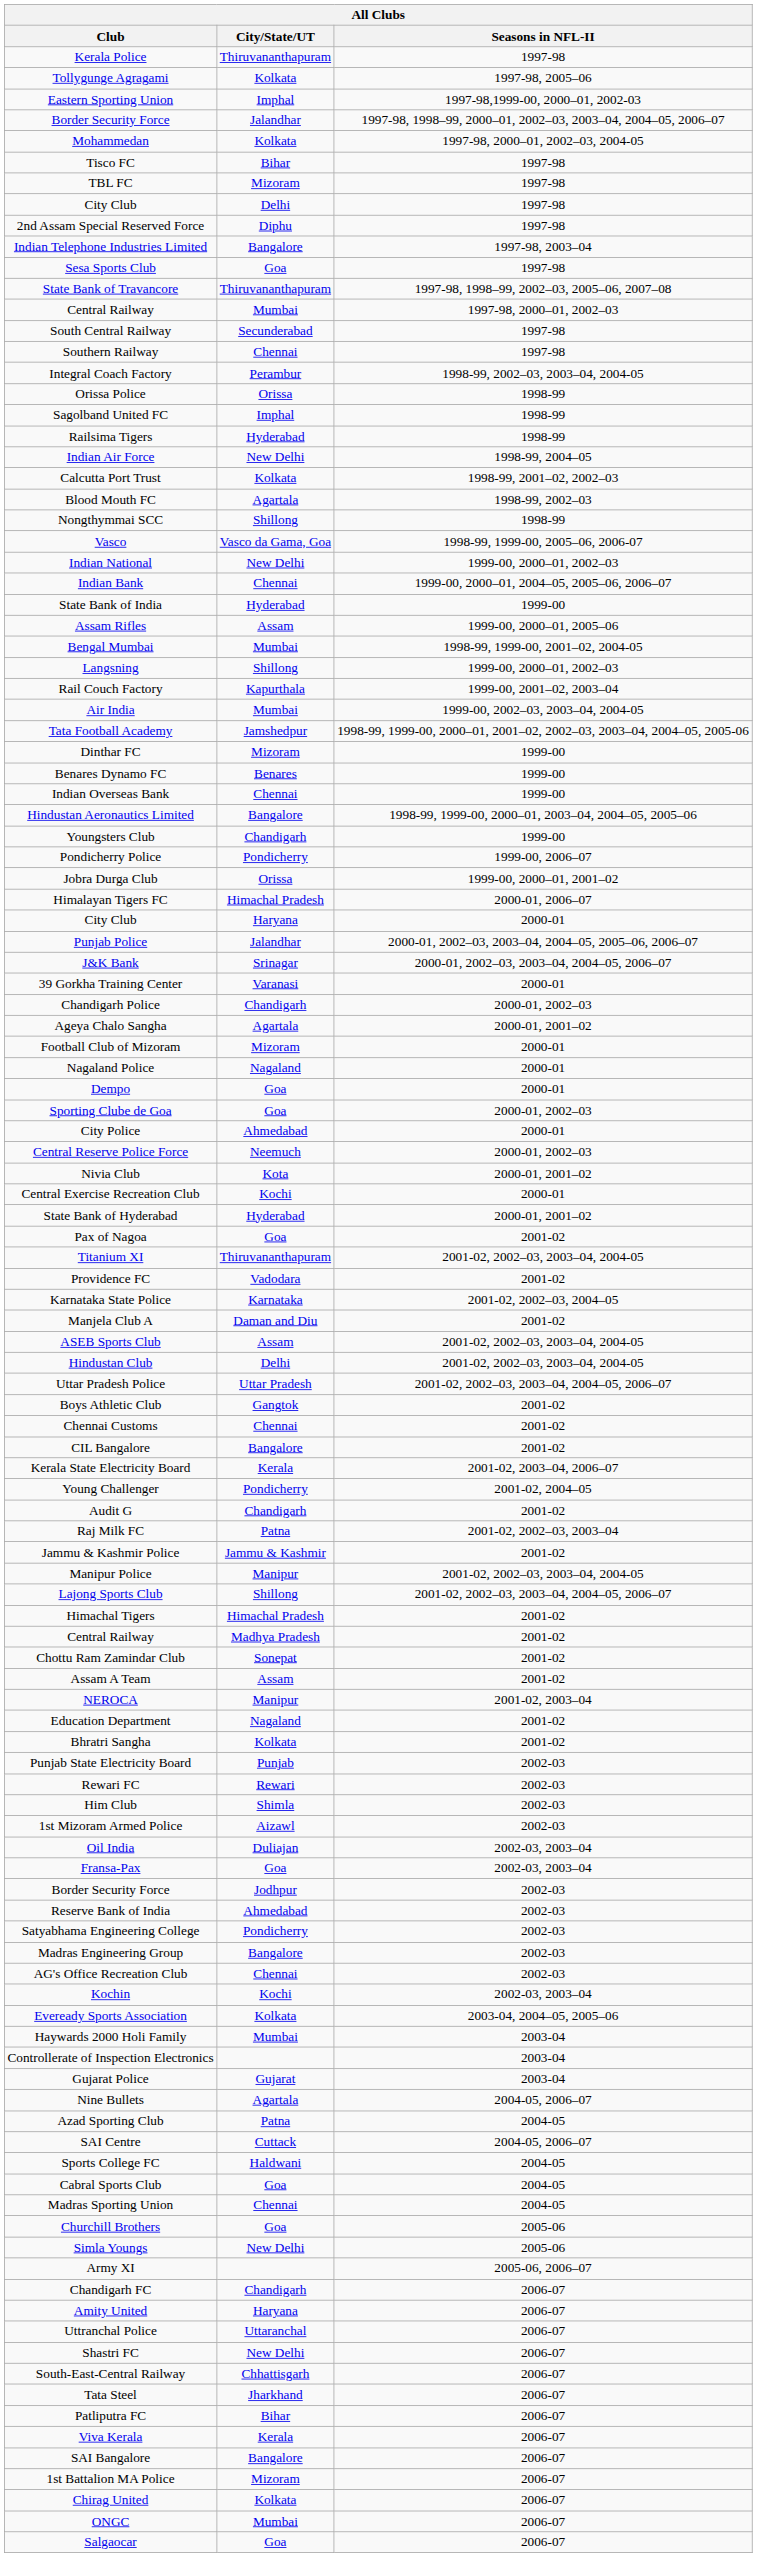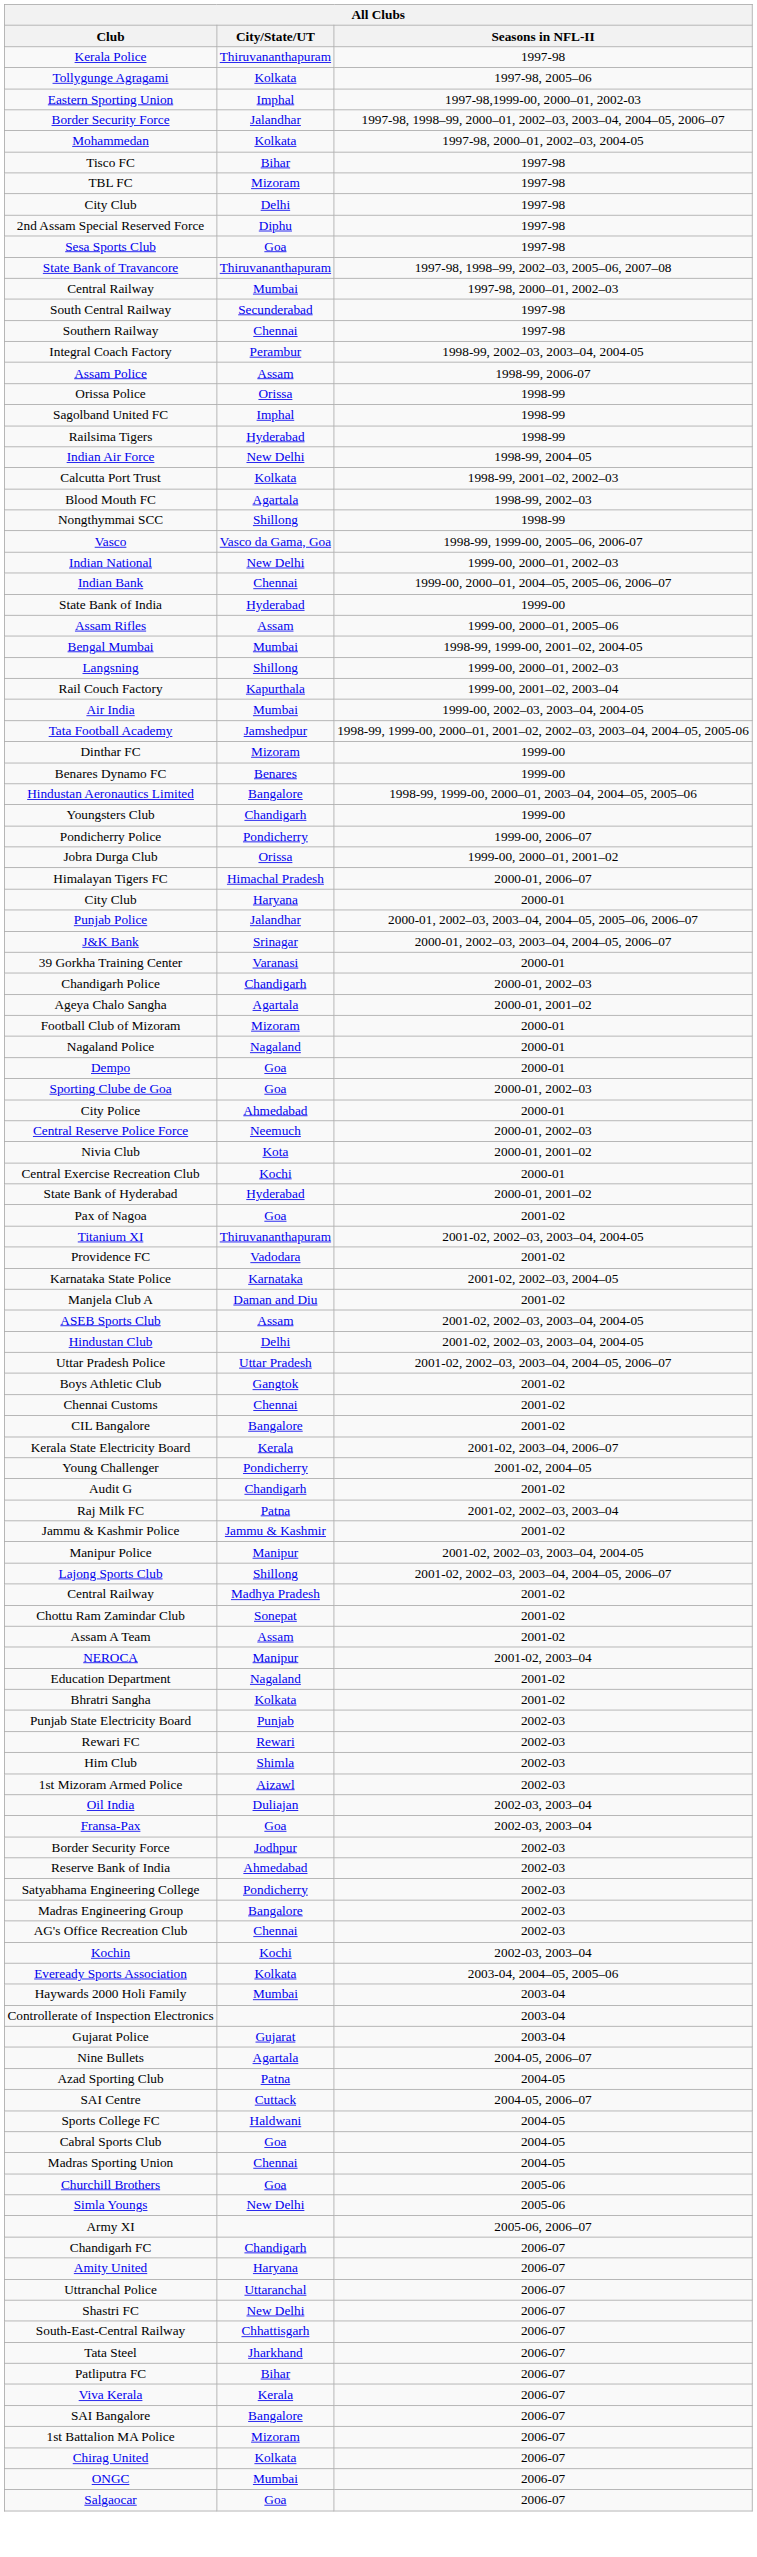- row: (111, 246)
+ row: (111, 373)
- row: (111, 794)
- row: (111, 1615)
